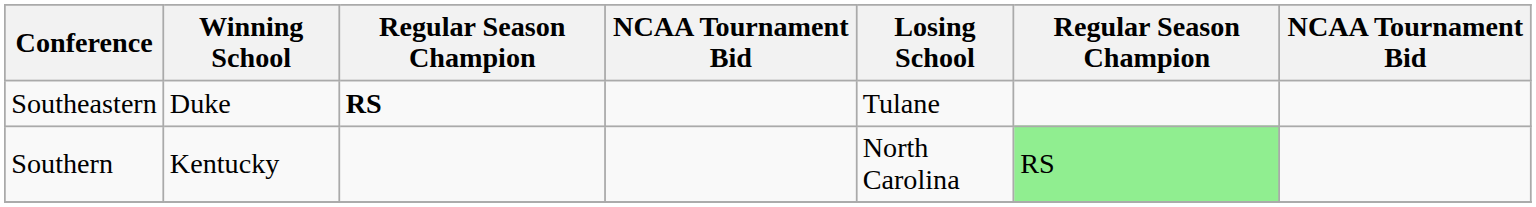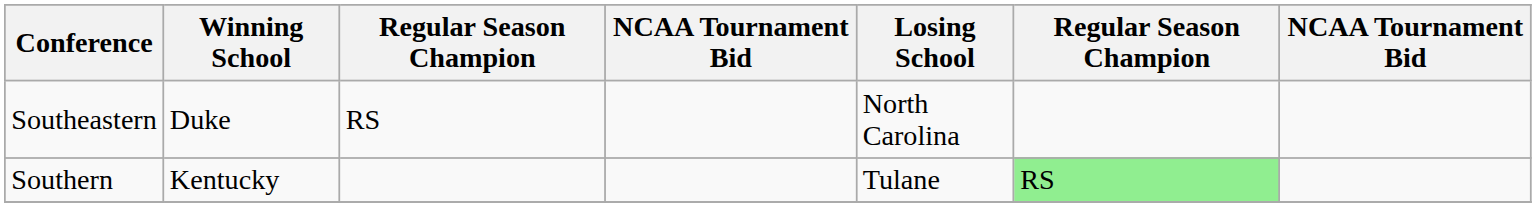(364, 103) bold -> (363, 119) normal
(901, 103) Tulane -> (911, 119) North Carolina
(911, 163) North Carolina -> (901, 179) Tulane
